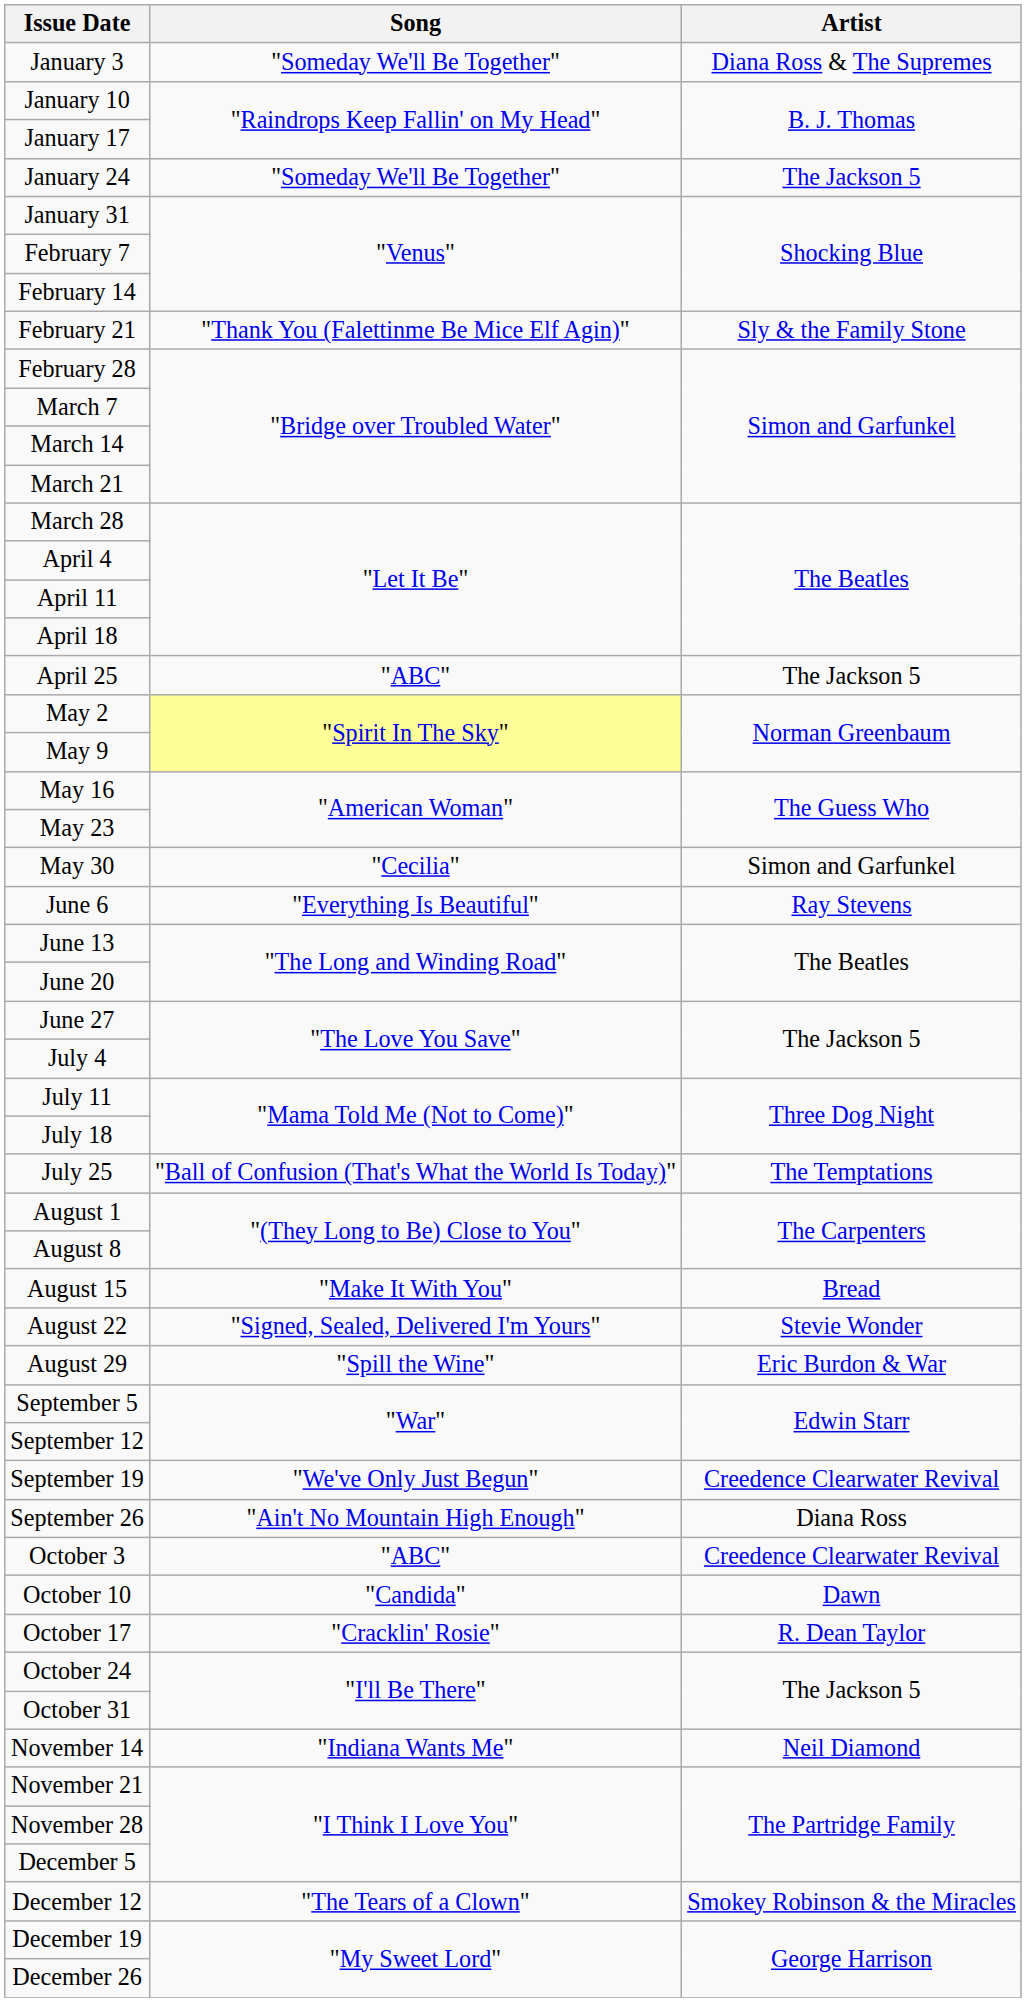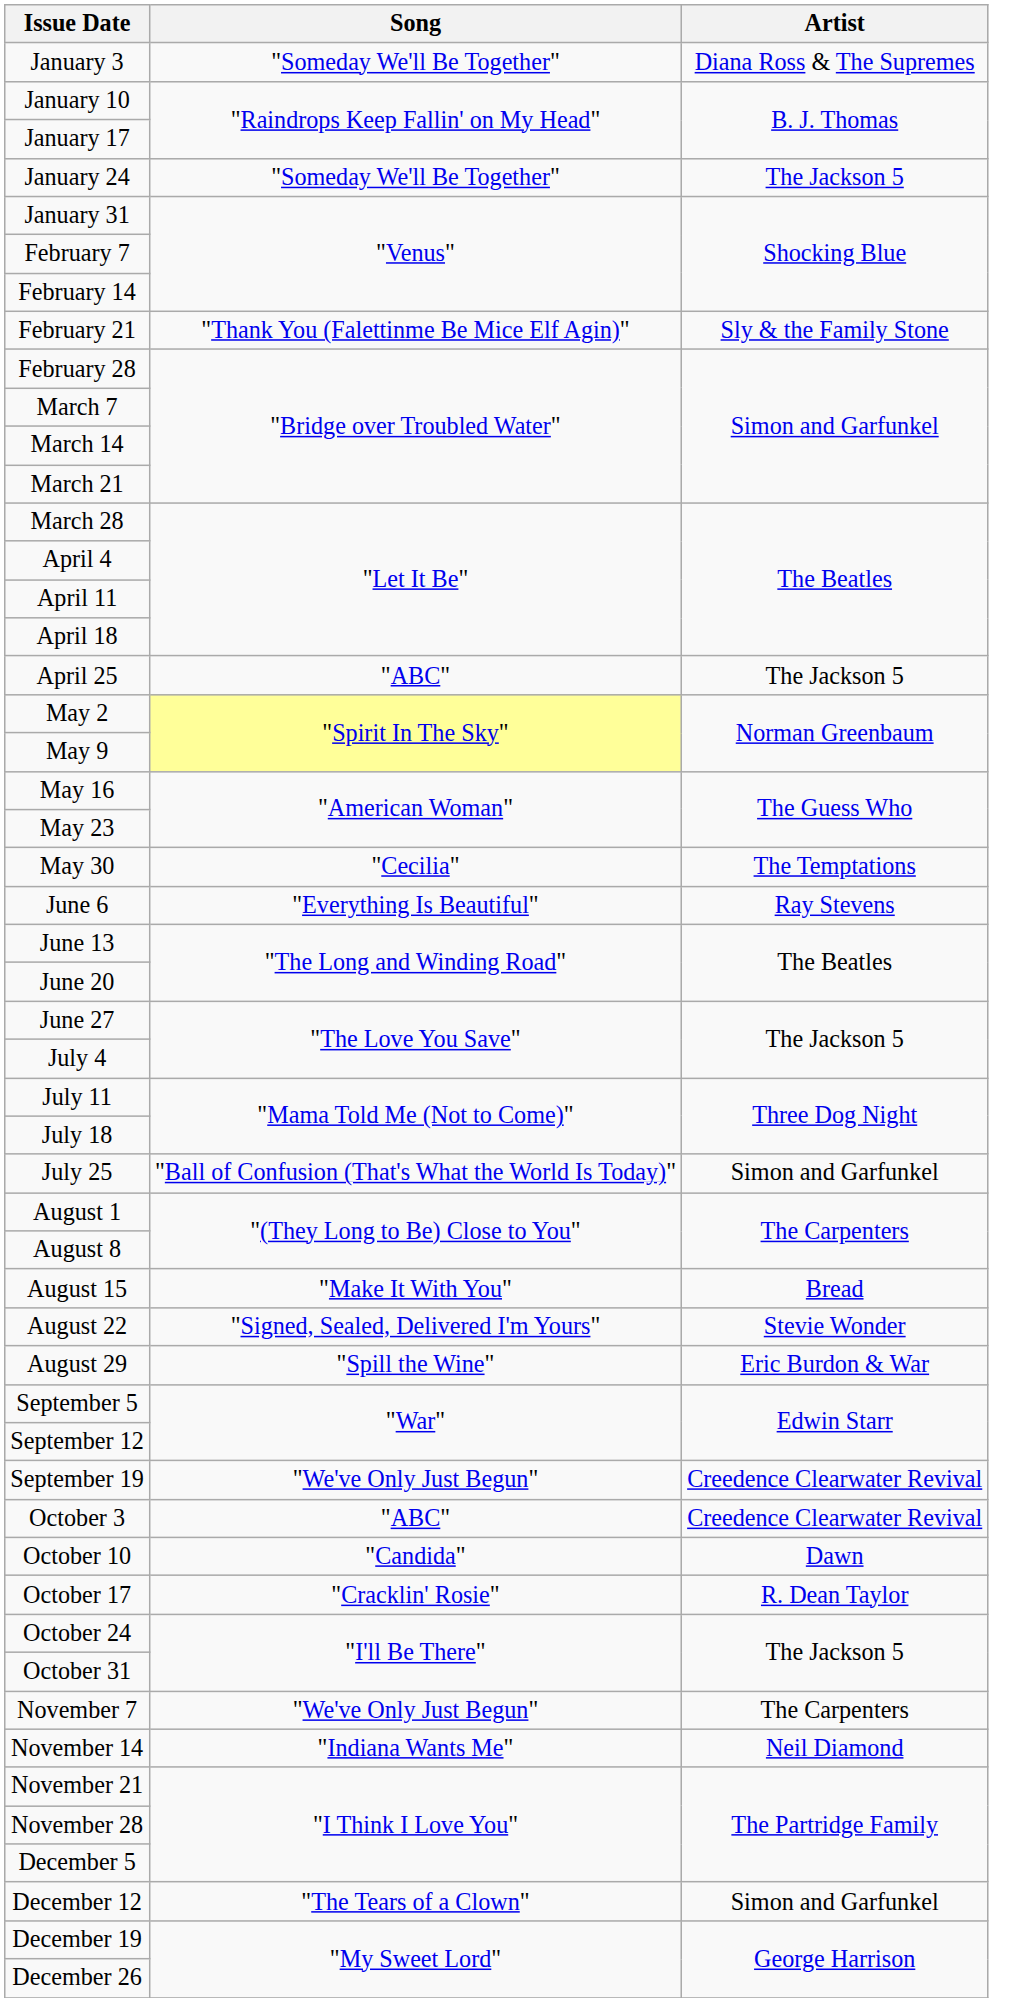(852, 866) Simon and Garfunkel -> (835, 866) The Temptations
(852, 1173) The Temptations -> (835, 1173) Simon and Garfunkel
- row: (77, 1517)
+ row: (77, 1709)
(852, 1901) Smokey Robinson & the Miracles -> (835, 1901) Simon and Garfunkel
